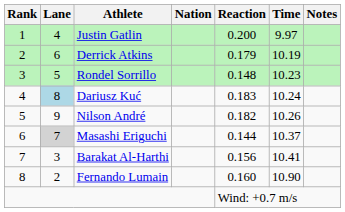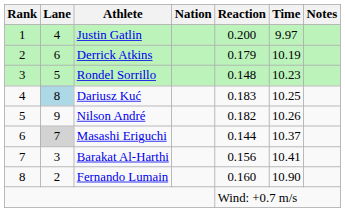(286, 95) 10.24 -> (286, 95) 10.25
